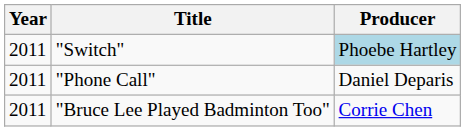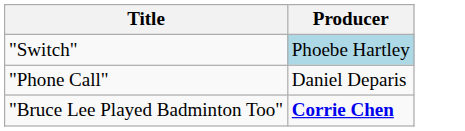- column: (28, 19)
(385, 110) normal -> (343, 110) bold
